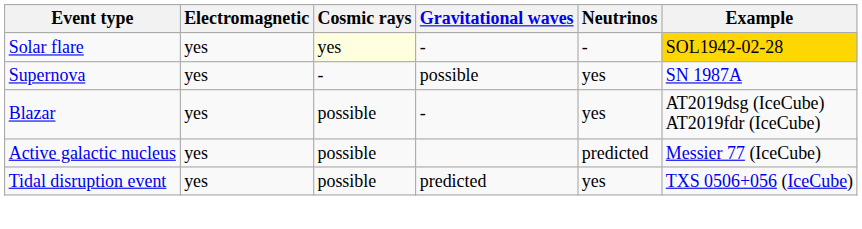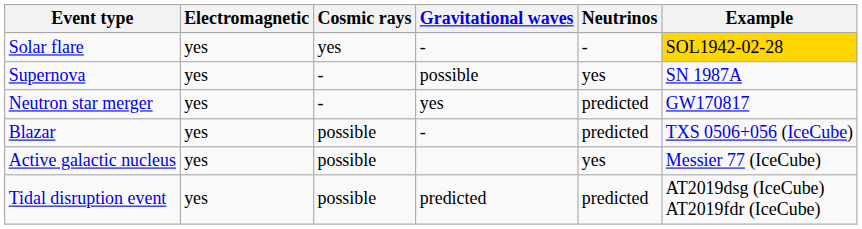(329, 47) lightyellow background -> (329, 47) no background
+ row: (81, 103)
(594, 114) yes -> (615, 132) predicted
(745, 114) AT2019dsg (IceCube) AT2019fdr (IceCube) -> (759, 132) TXS 0506+056 (IceCube)
(615, 152) predicted -> (594, 160) yes
(594, 180) yes -> (615, 199) predicted
(759, 180) TXS 0506+056 (IceCube) -> (745, 199) AT2019dsg (IceCube) AT2019fdr (IceCube)
